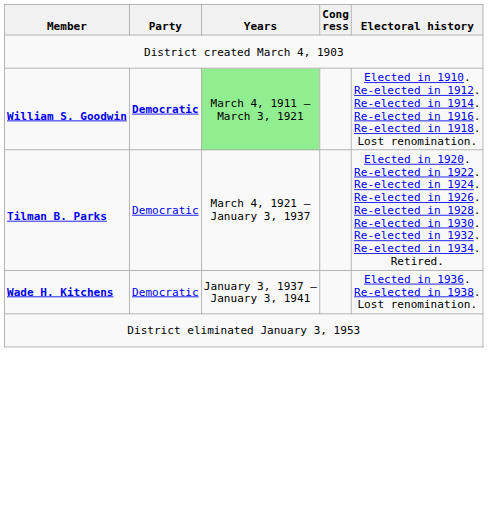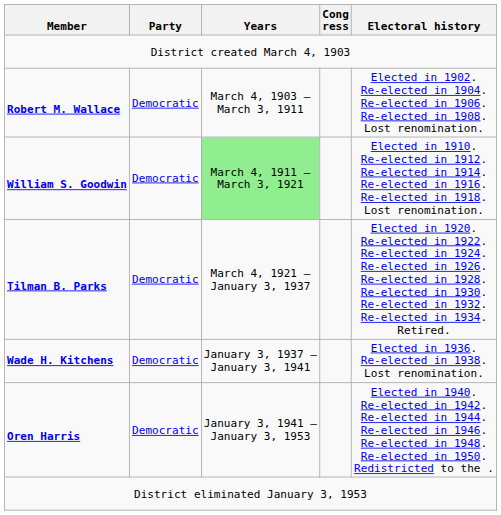+ row: (64, 109)
(165, 109) bold -> (165, 178) normal
+ row: (44, 436)
